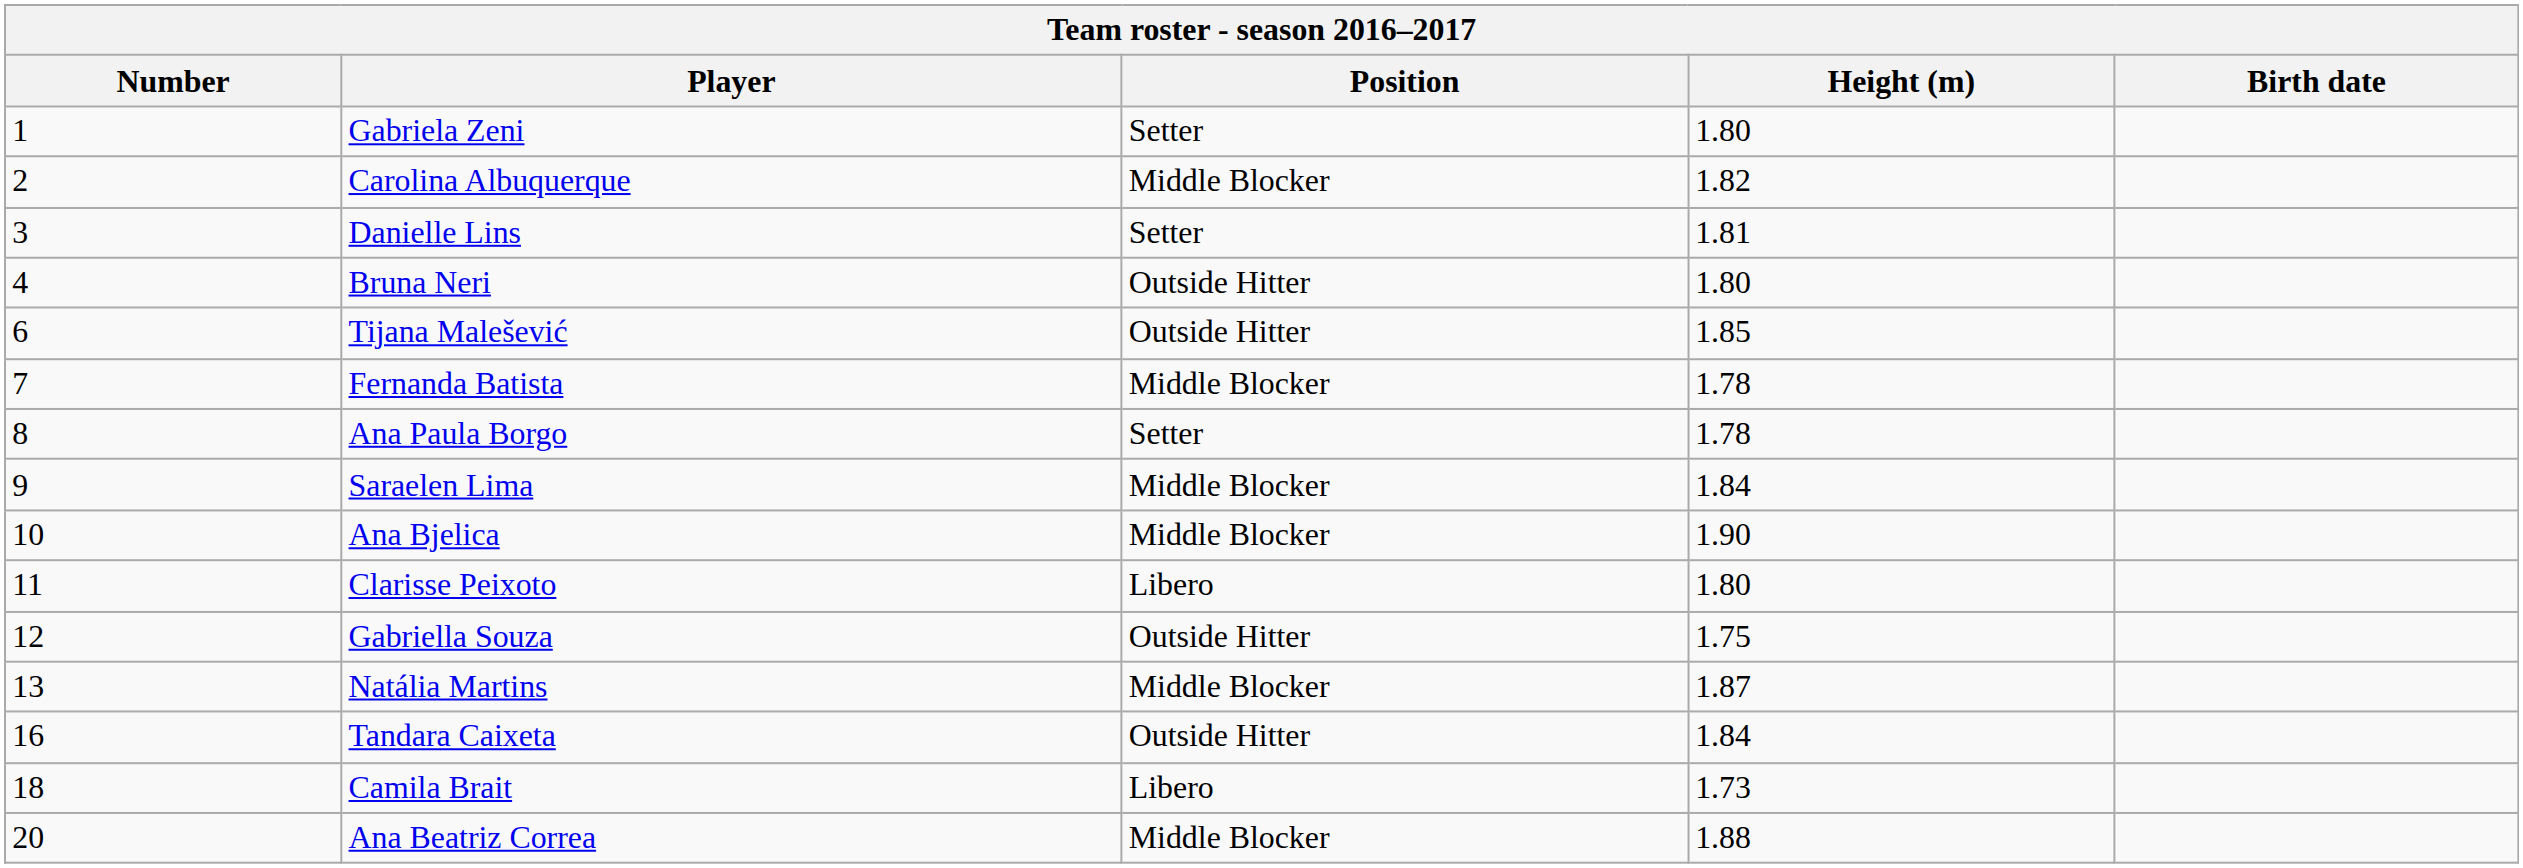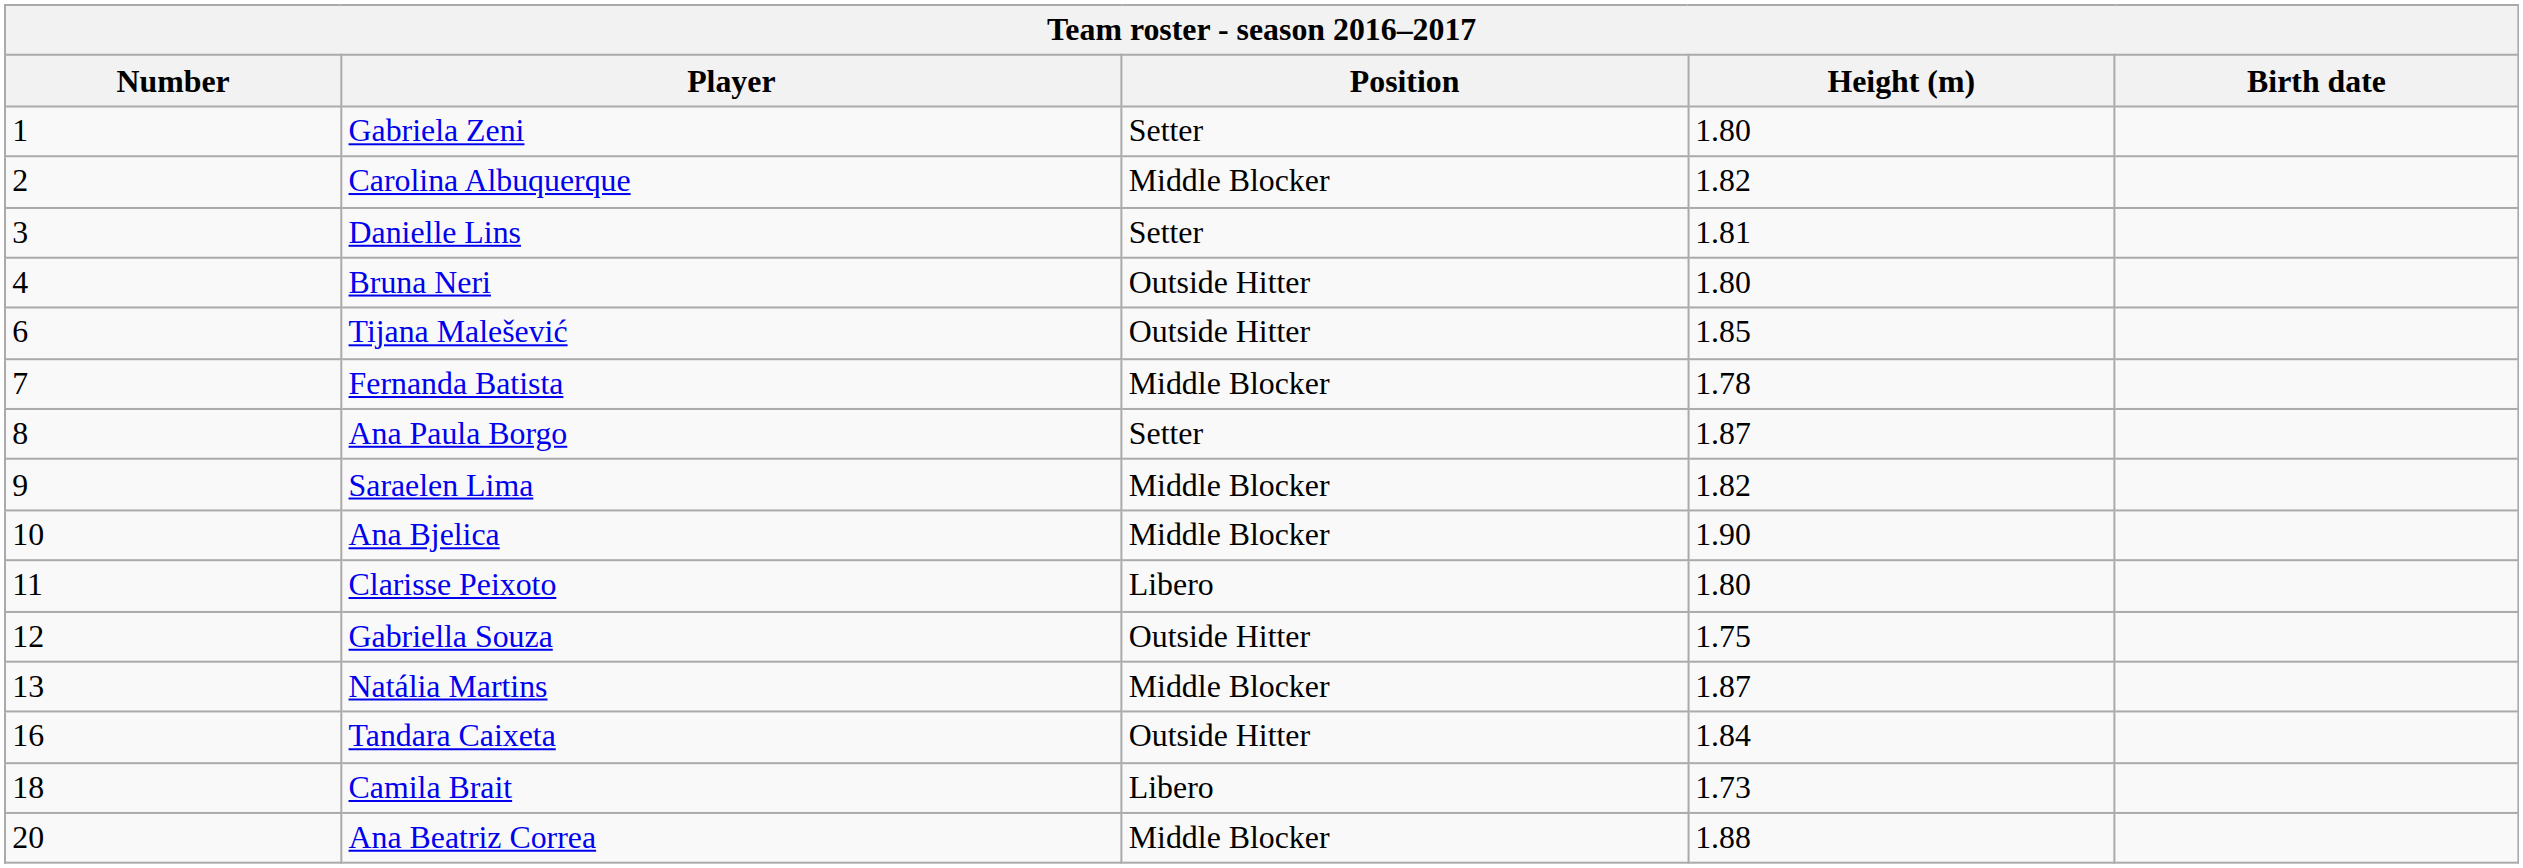(1723, 433) 1.78 -> (1723, 433) 1.87
(1723, 484) 1.84 -> (1723, 484) 1.82
